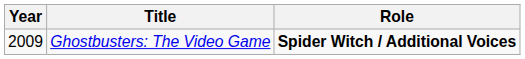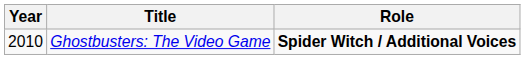(26, 41) 2009 -> (26, 41) 2010
